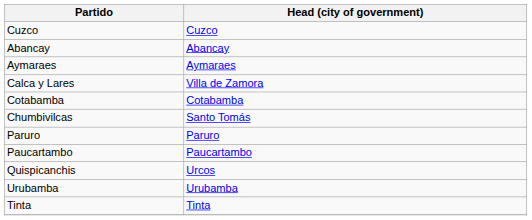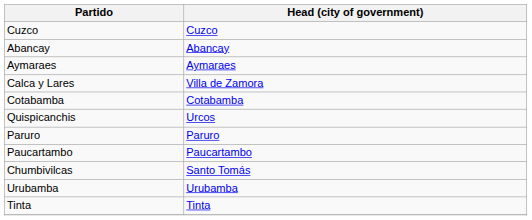rows swapped: (40, 118) <-> (41, 170)
